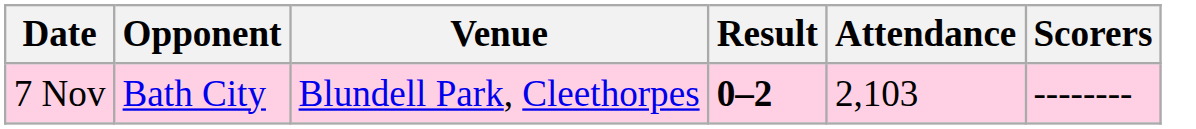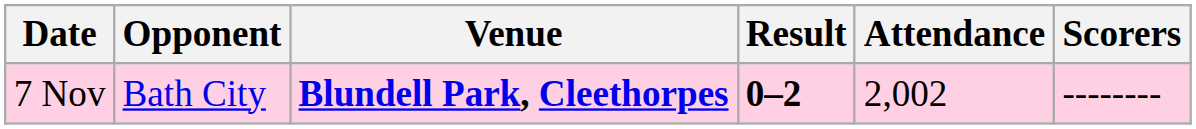(499, 92) normal -> (514, 92) bold
(877, 92) 2,103 -> (906, 92) 2,002
